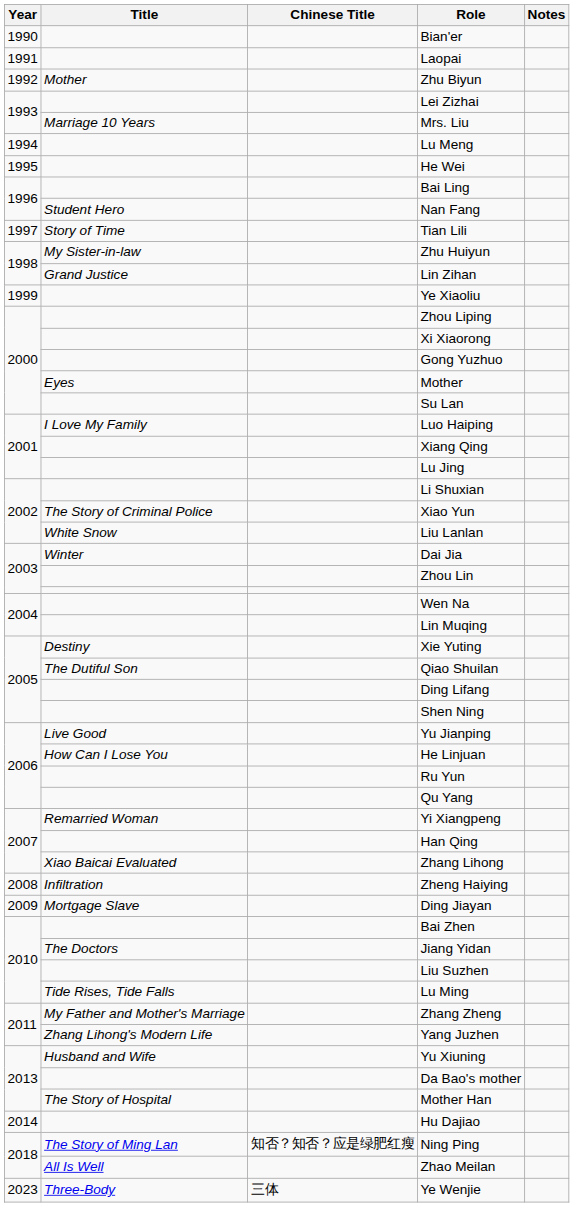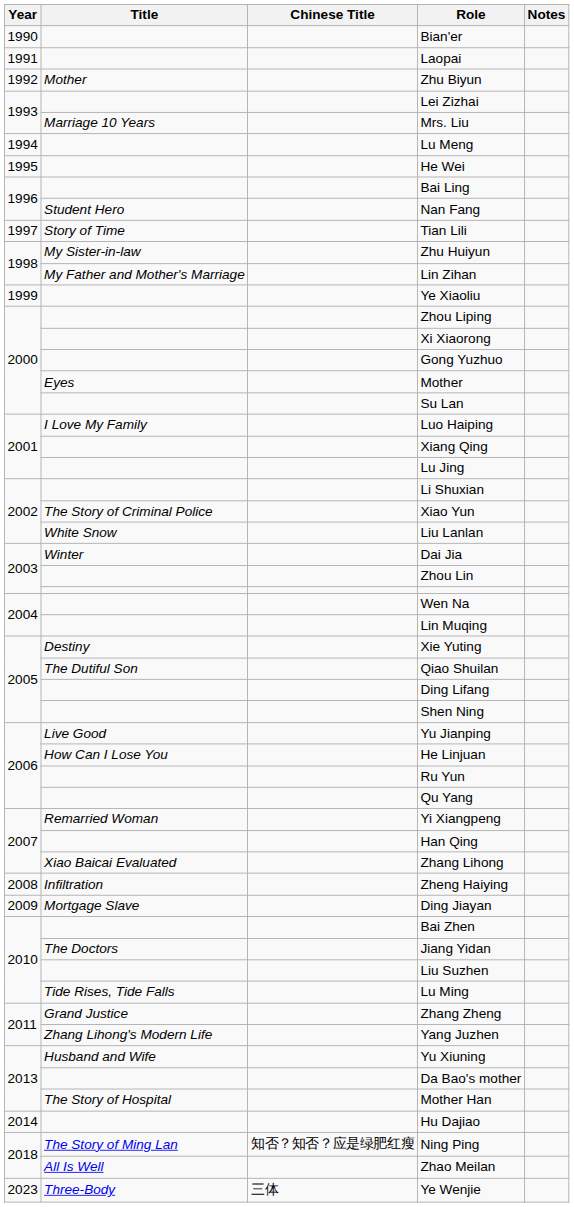(86, 274) Grand Justice -> (144, 274) My Father and Mother's Marriage
(144, 1013) My Father and Mother's Marriage -> (86, 1013) Grand Justice
